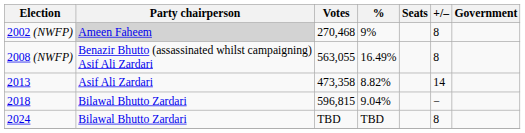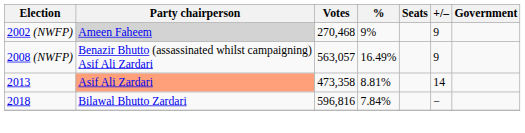(436, 32) 8 -> (436, 32) 9
(336, 57) 563,055 -> (336, 57) 563,057
(436, 57) 8 -> (436, 57) 9
(116, 82) no background -> (116, 82) lightsalmon background
(376, 82) 8.82% -> (376, 82) 8.81%
(336, 100) 596,815 -> (336, 100) 596,816
(376, 100) 9.04% -> (376, 100) 7.84%
- row: (19, 119)
